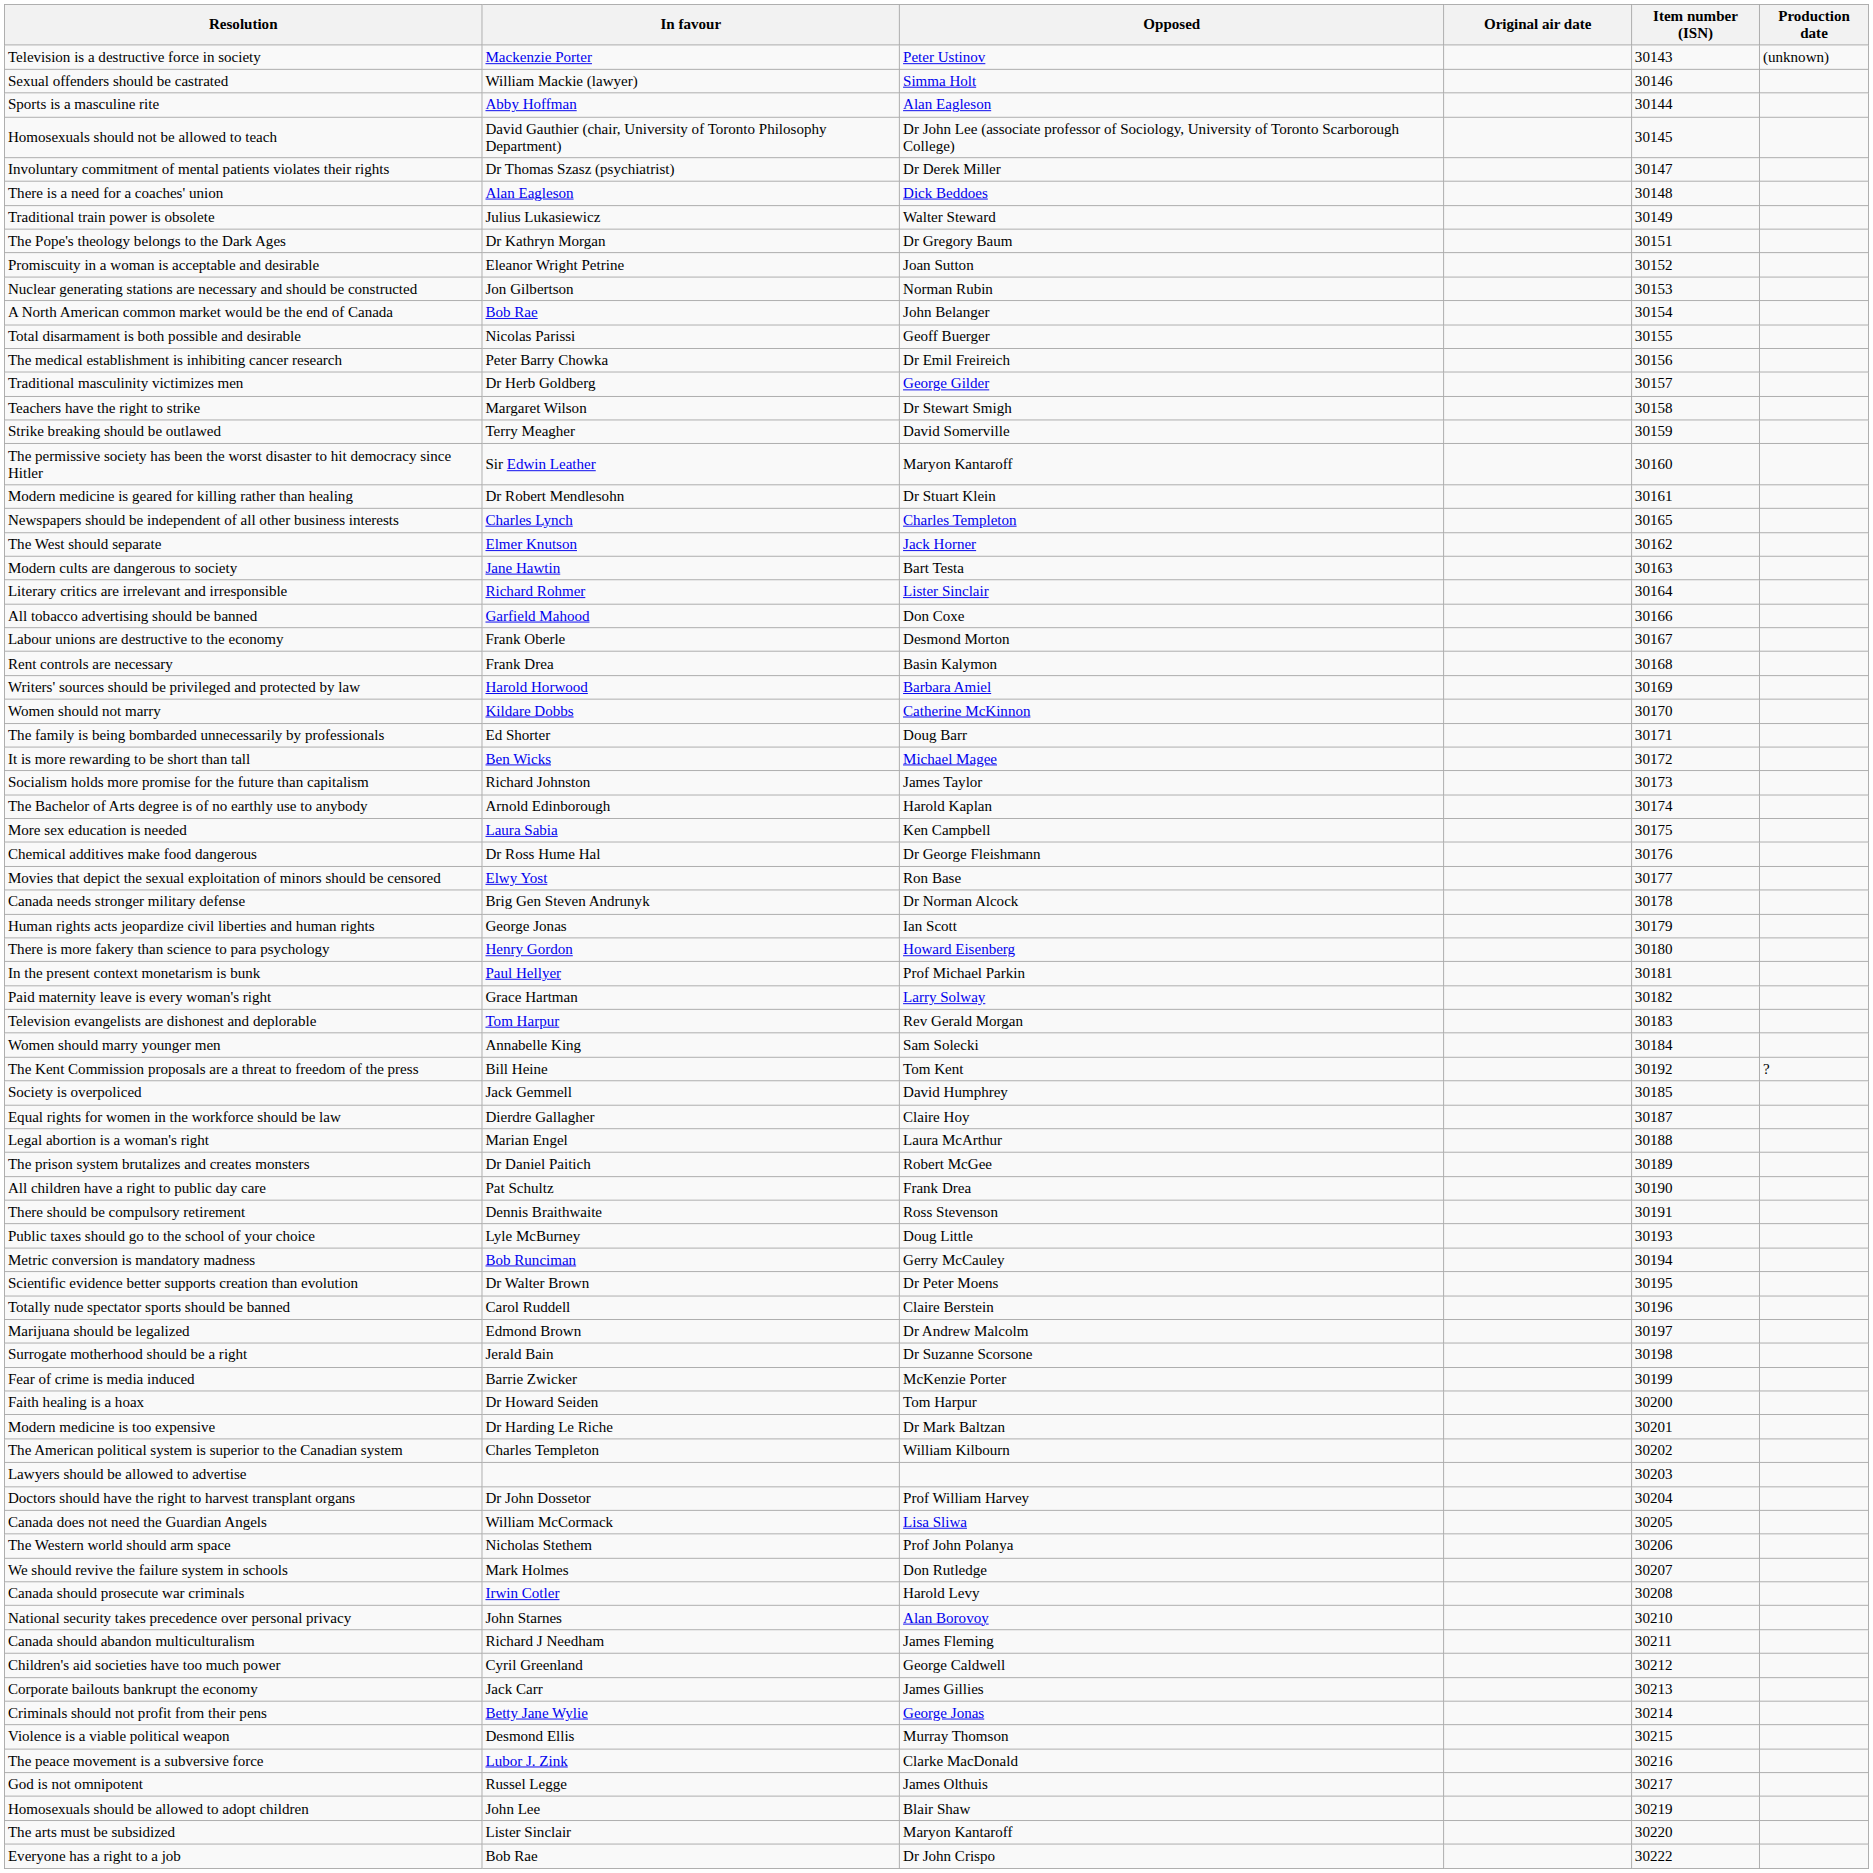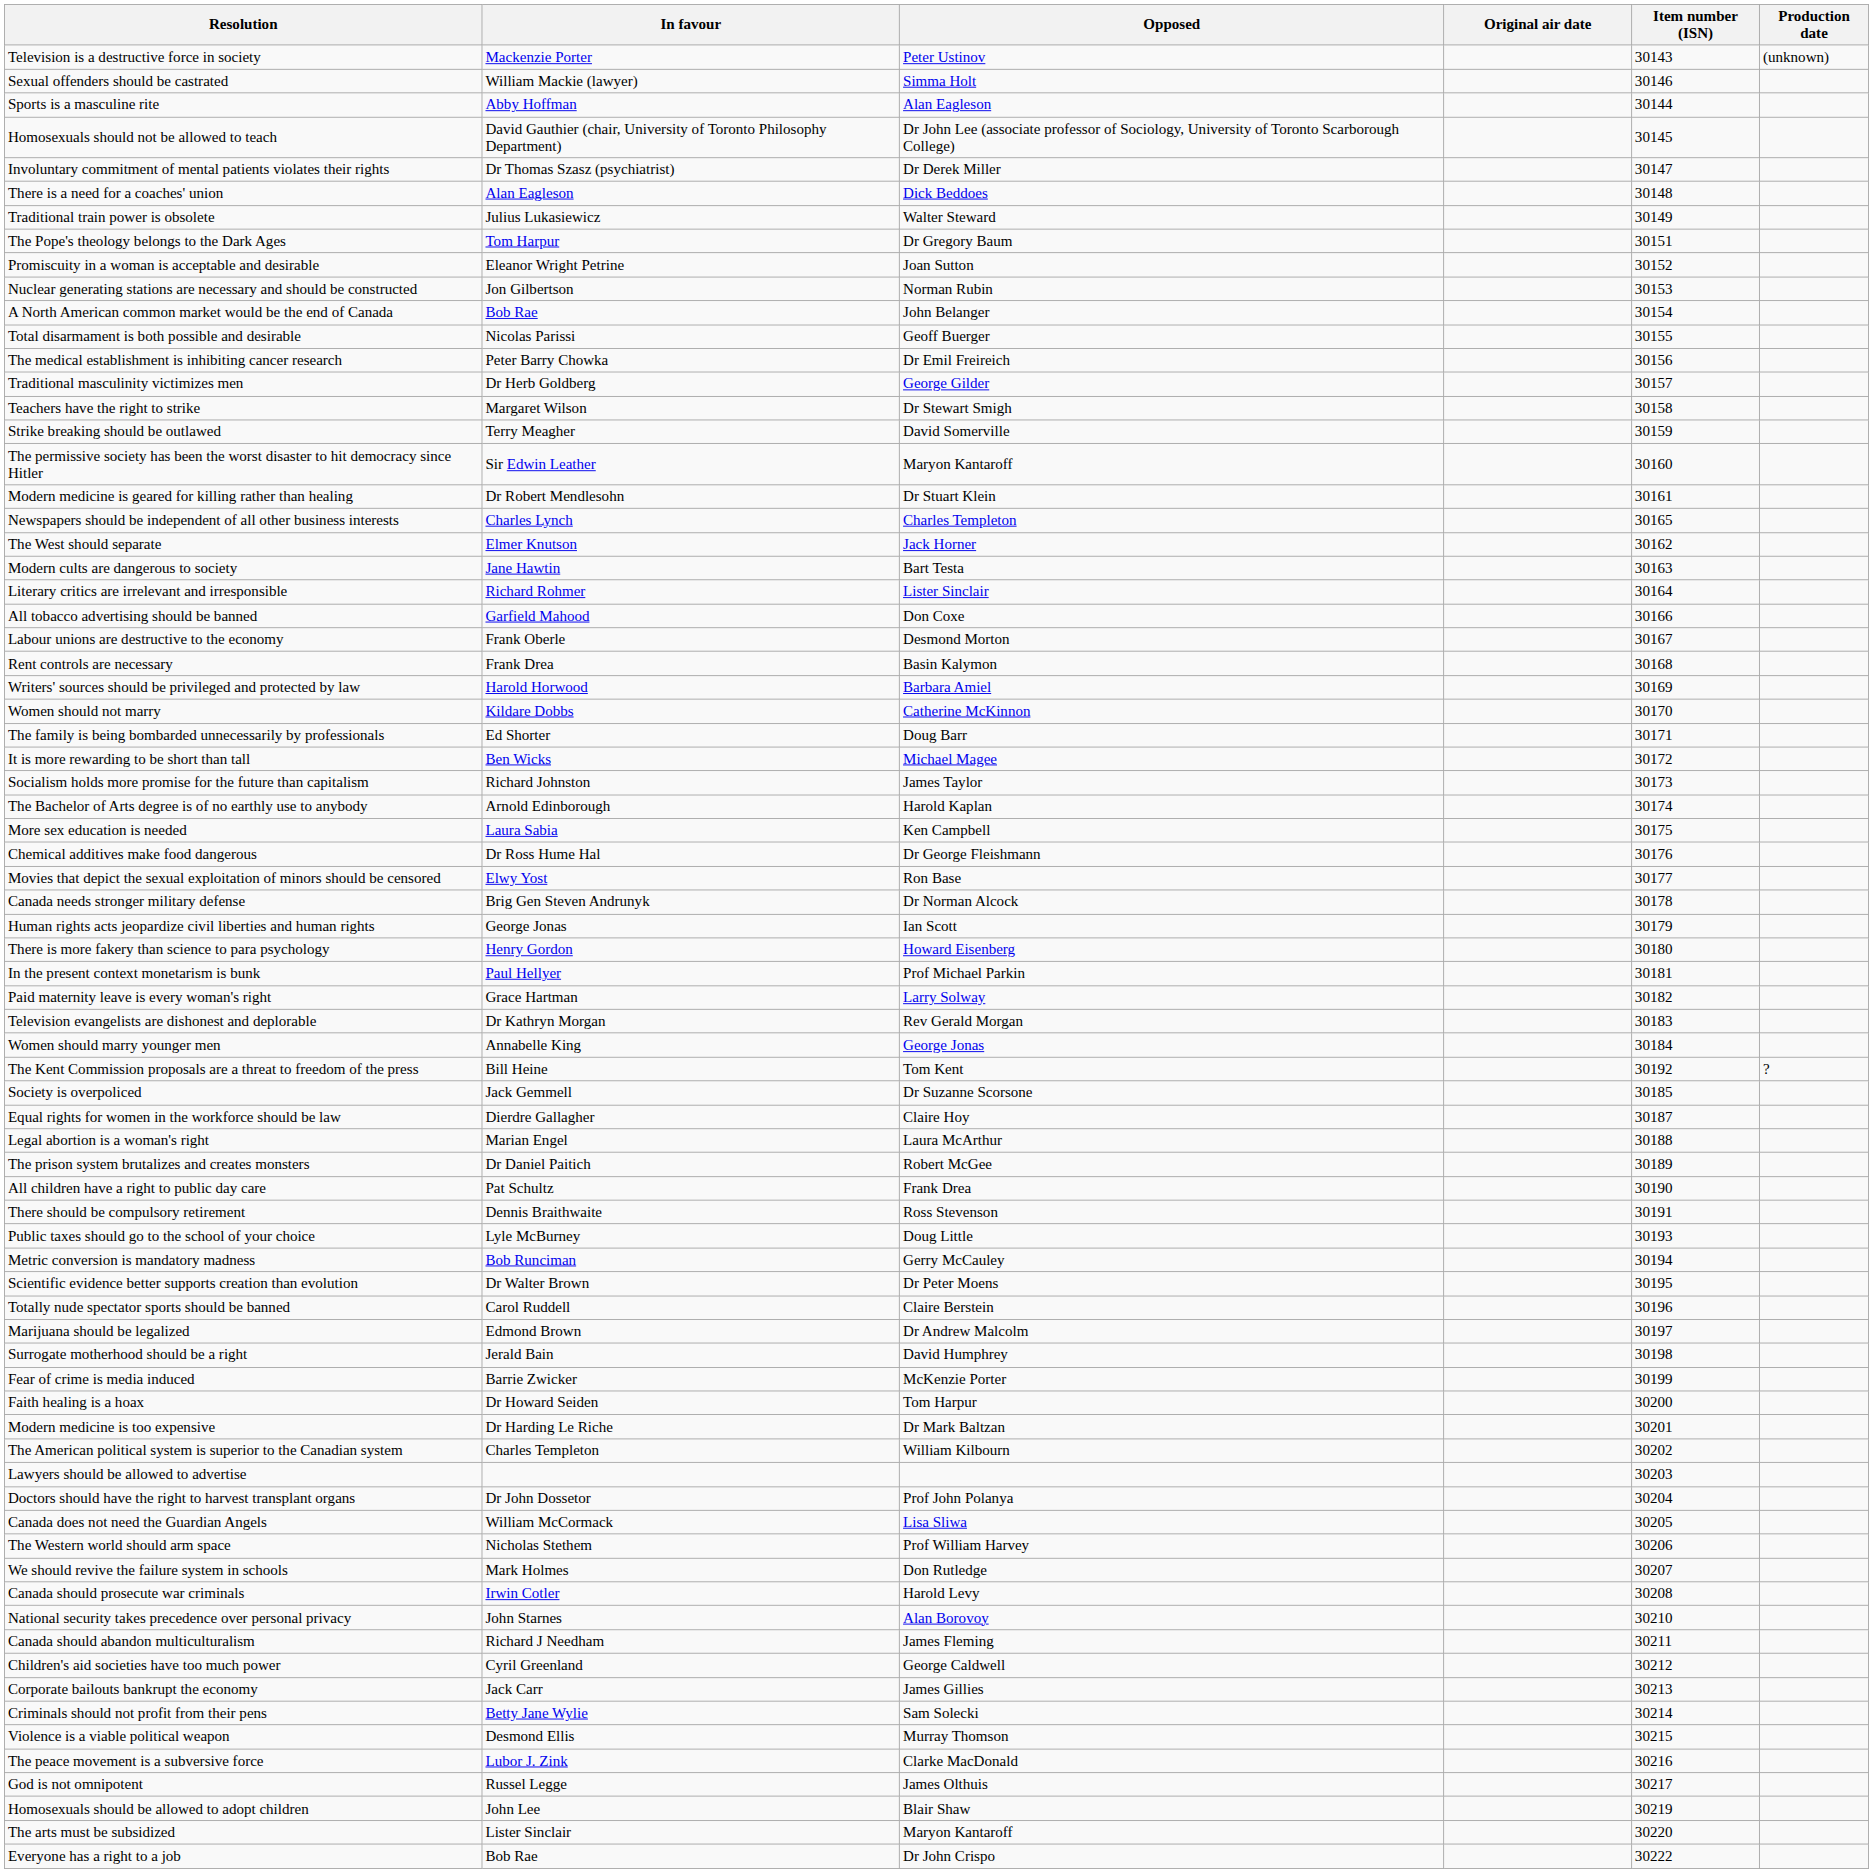(545, 241) Dr Kathryn Morgan -> (522, 241) Tom Harpur
(522, 1021) Tom Harpur -> (545, 1021) Dr Kathryn Morgan
(941, 1045) Sam Solecki -> (944, 1045) George Jonas
(955, 1092) David Humphrey -> (968, 1092) Dr Suzanne Scorsone
(968, 1355) Dr Suzanne Scorsone -> (955, 1355) David Humphrey
(966, 1498) Prof William Harvey -> (958, 1498) Prof John Polanya
(958, 1546) Prof John Polanya -> (966, 1546) Prof William Harvey
(944, 1713) George Jonas -> (941, 1713) Sam Solecki
